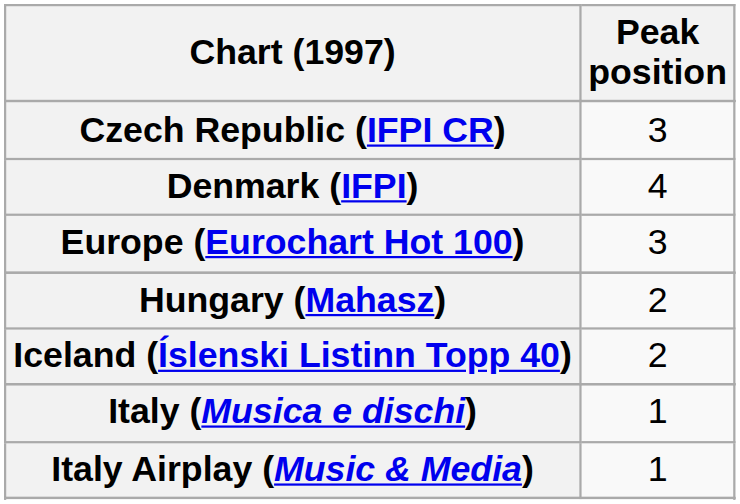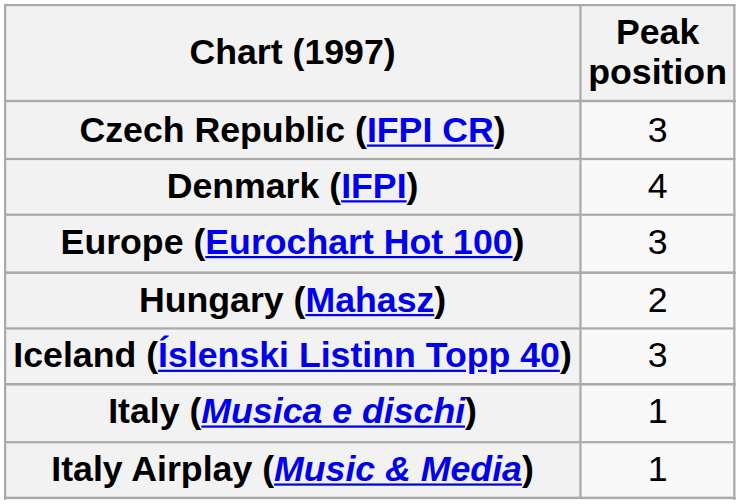(658, 355) 2 -> (658, 355) 3
